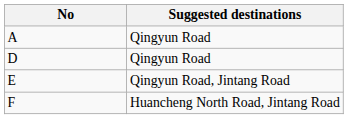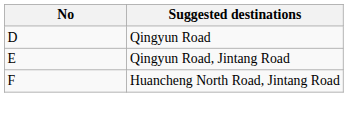- row: (13, 37)
